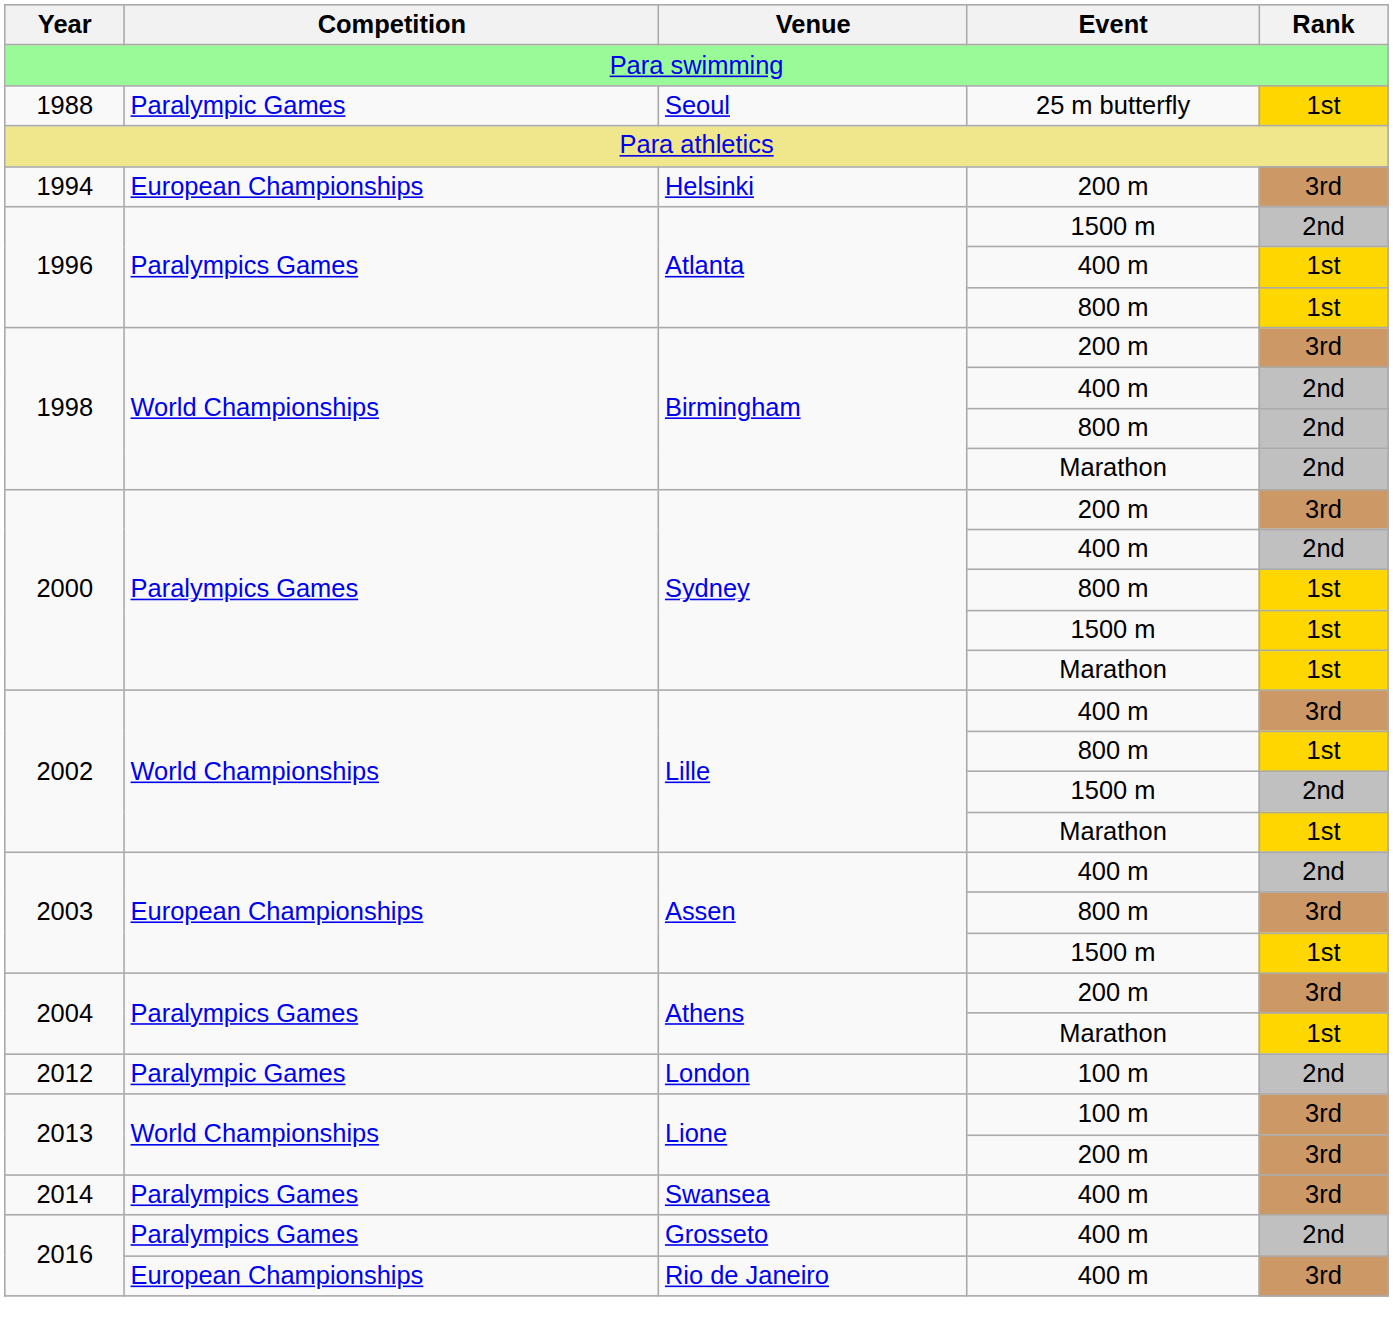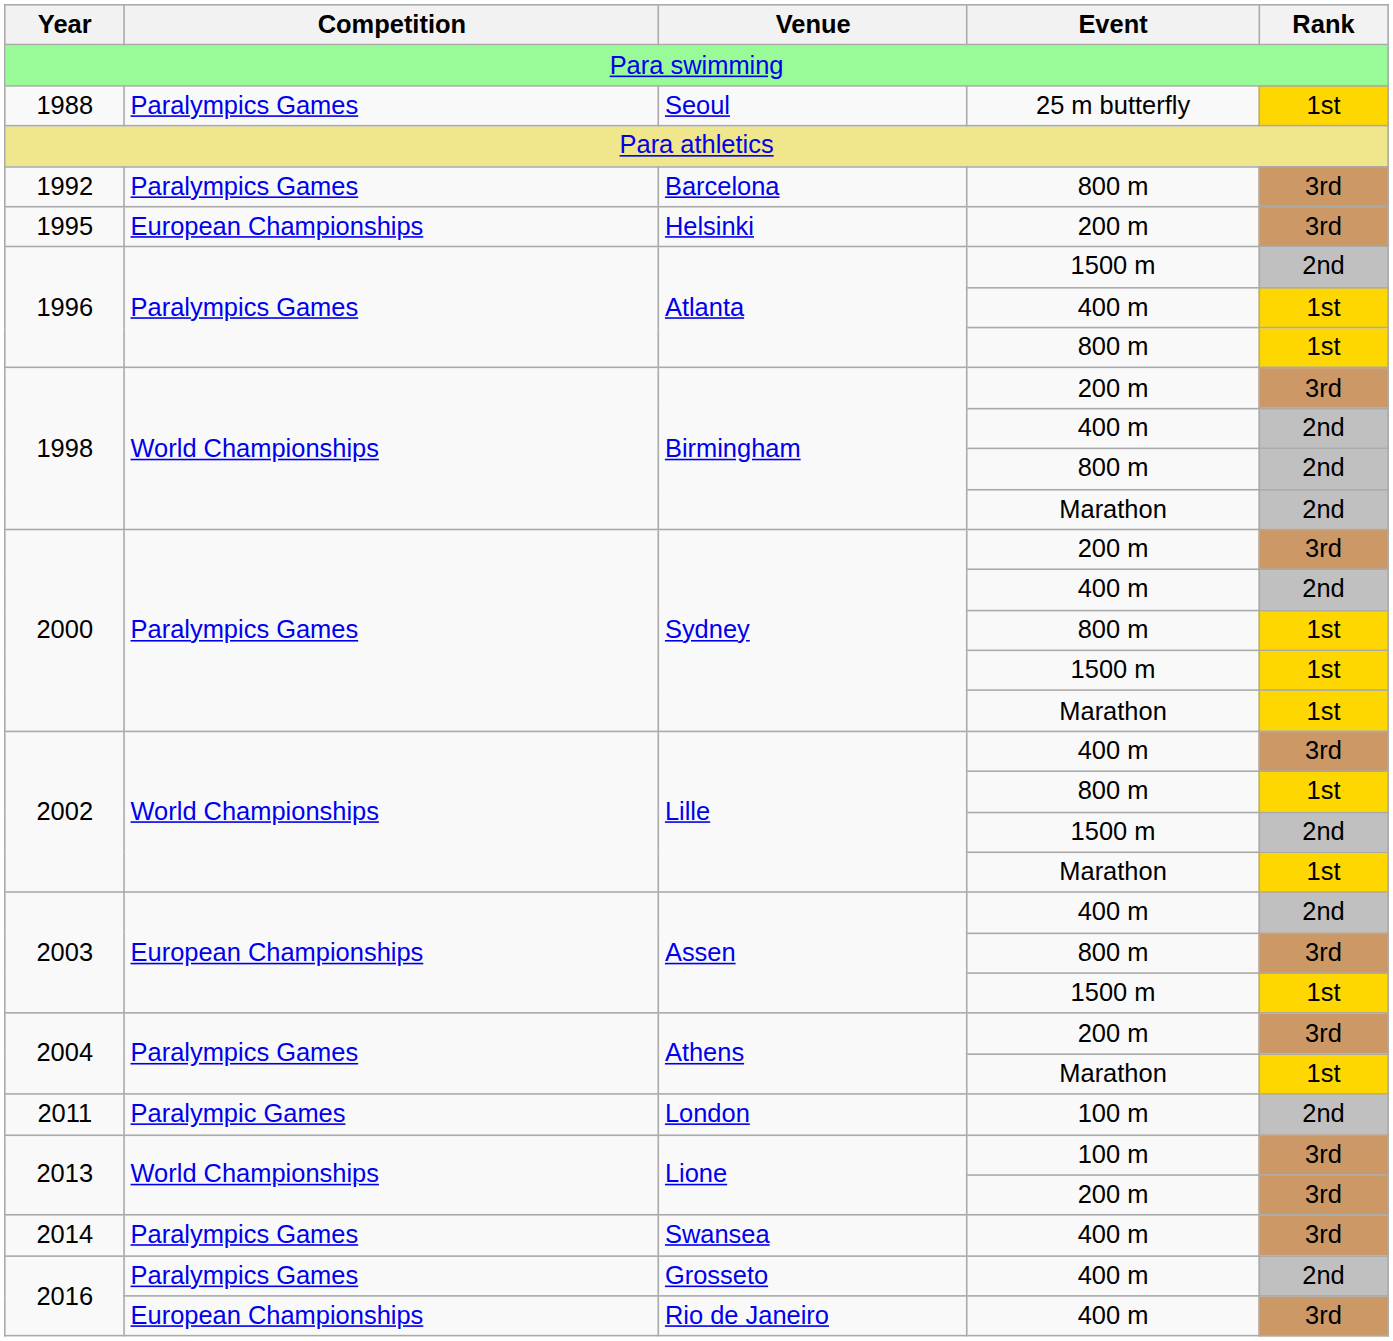(238, 105) Paralympic Games -> (244, 105) Paralympics Games
+ row: (722, 186)
(65, 186) 1994 -> (65, 226) 1995
(65, 1073) 2012 -> (65, 1114) 2011
